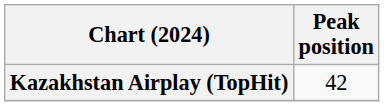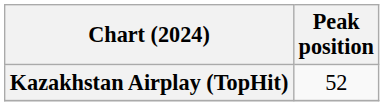(336, 82) 42 -> (336, 82) 52
